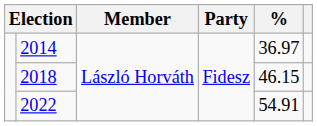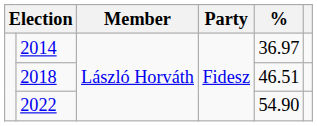(279, 76) 46.15 -> (279, 76) 46.51
(279, 105) 54.91 -> (279, 105) 54.90
